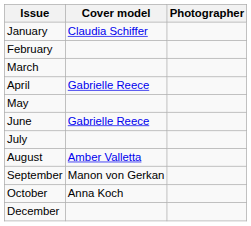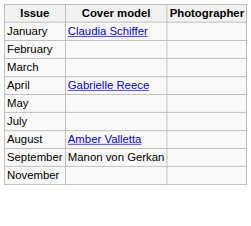- row: (19, 121)
- row: (27, 193)
+ row: (33, 175)
- row: (33, 211)
